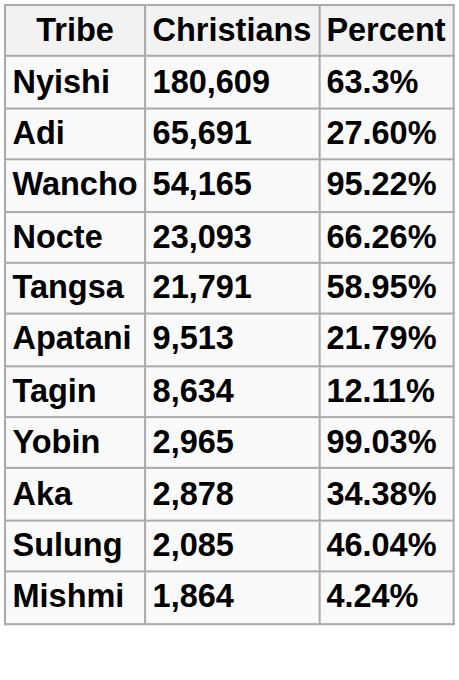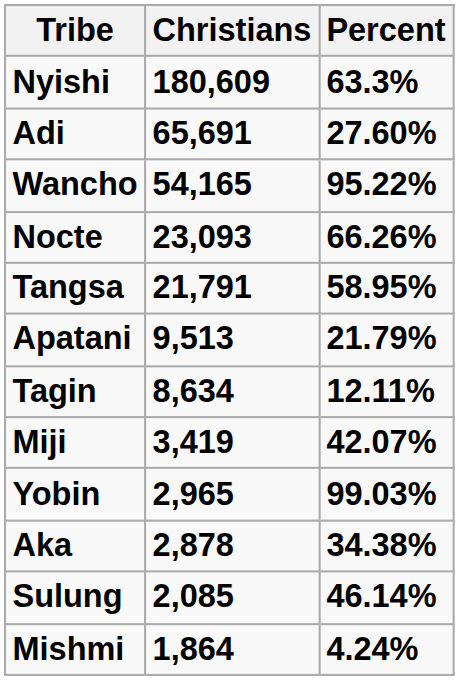+ row: (40, 442)
(381, 545) 46.04% -> (381, 596) 46.14%
